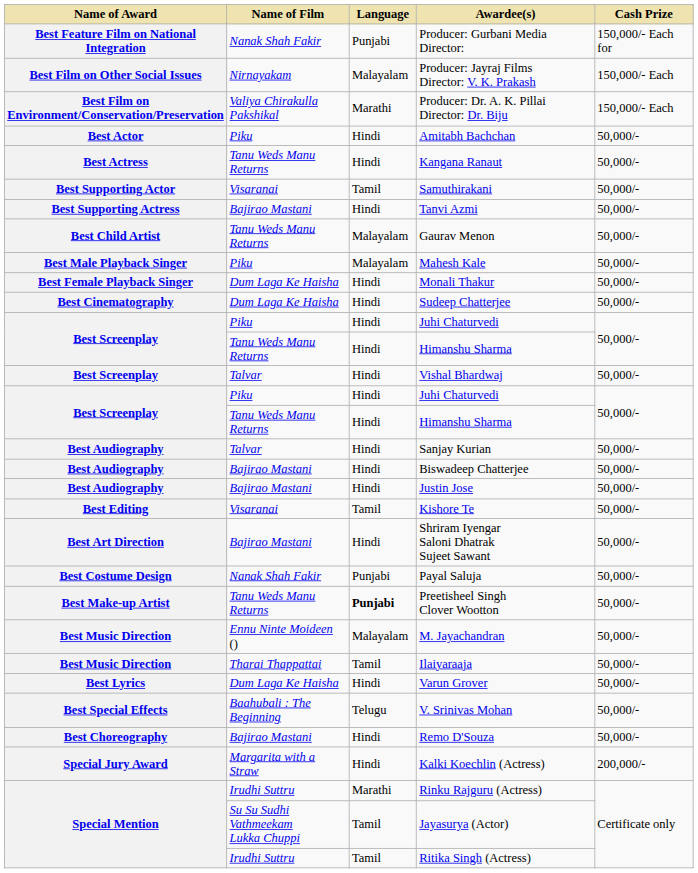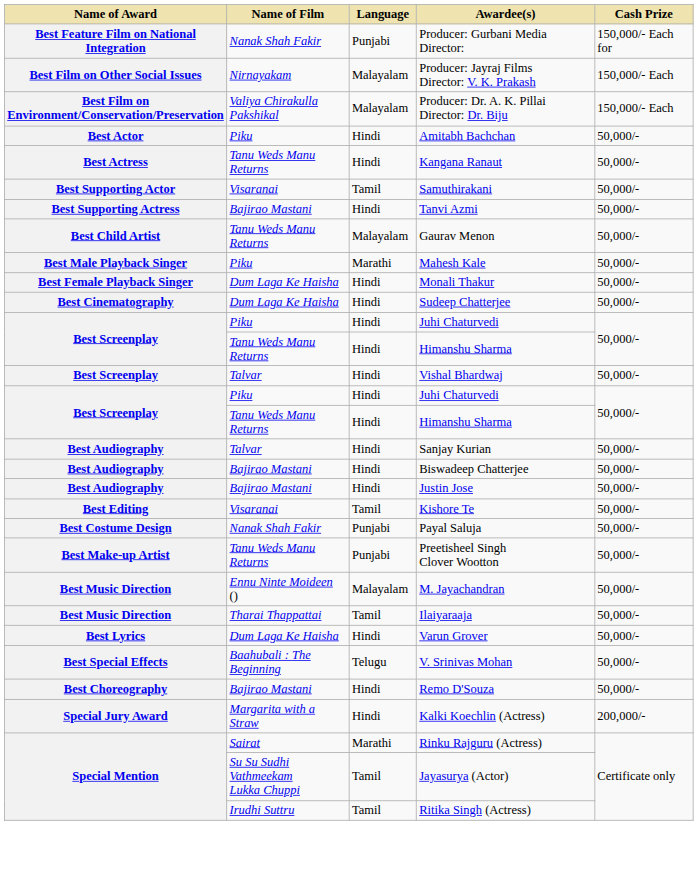(372, 108) Marathi -> (380, 108) Malayalam
(380, 262) Malayalam -> (372, 262) Marathi
- row: (116, 542)
(373, 603) bold -> (371, 555) normal
(262, 790) Irudhi Suttru -> (245, 742) Sairat
